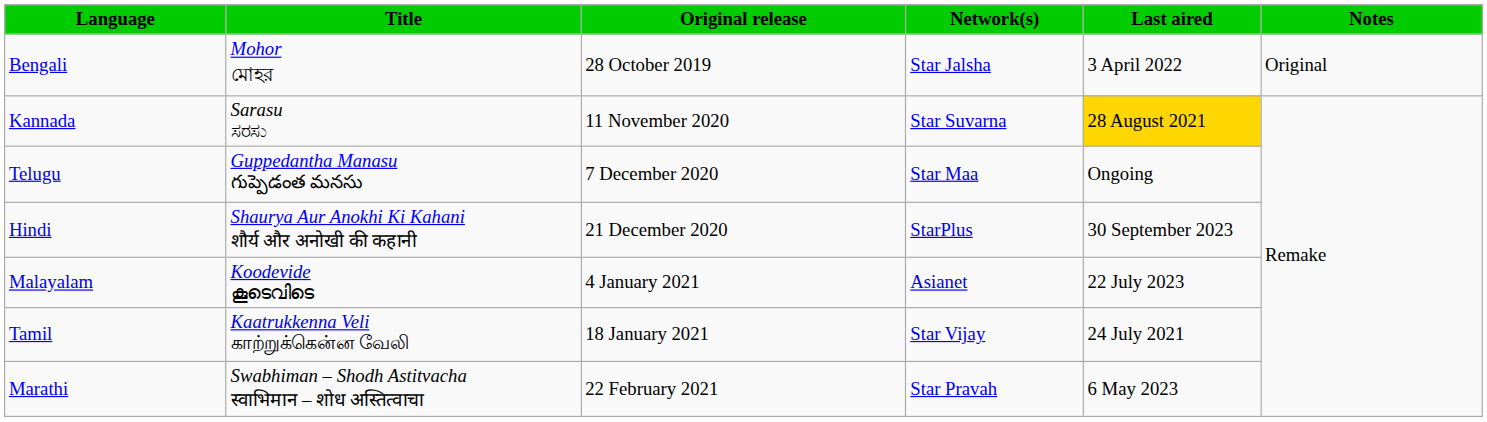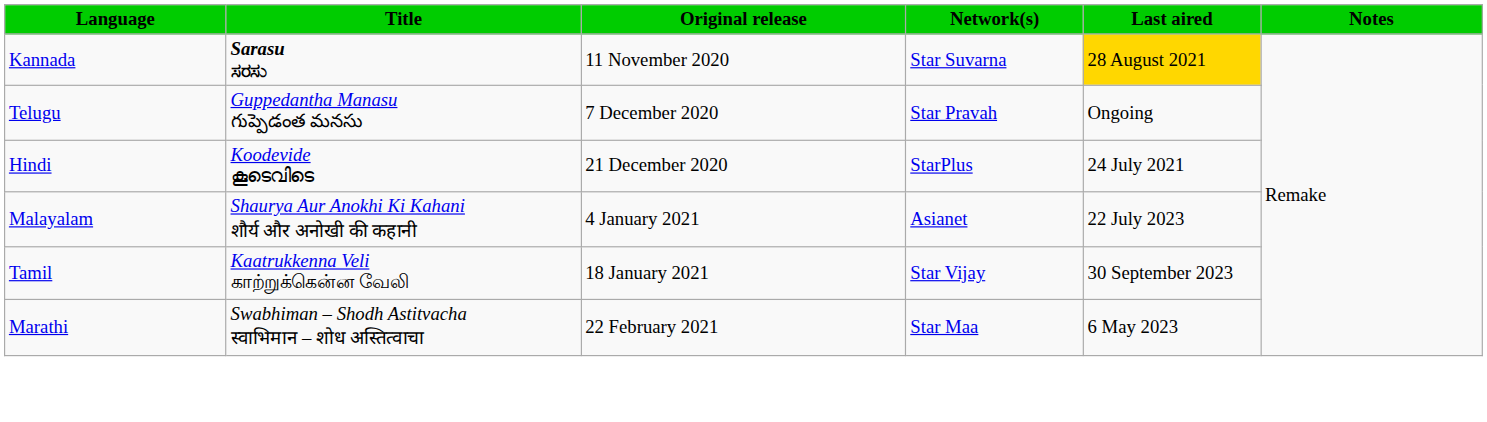- row: (38, 64)
(257, 120) normal -> (258, 59) bold
(944, 173) Star Maa -> (954, 112) Star Pravah
(348, 228) Shaurya Aur Anokhi Ki Kahani शौर्य और अनोखी की कहानी -> (272, 165) Koodevide കൂടെവിടെ
(1160, 229) 30 September 2023 -> (1136, 165) 24 July 2021
(272, 282) Koodevide കൂടെവിടെ -> (348, 218) Shaurya Aur Anokhi Ki Kahani शौर्य और अनोखी की कहानी
(1136, 334) 24 July 2021 -> (1160, 273) 30 September 2023
(954, 388) Star Pravah -> (944, 327) Star Maa
